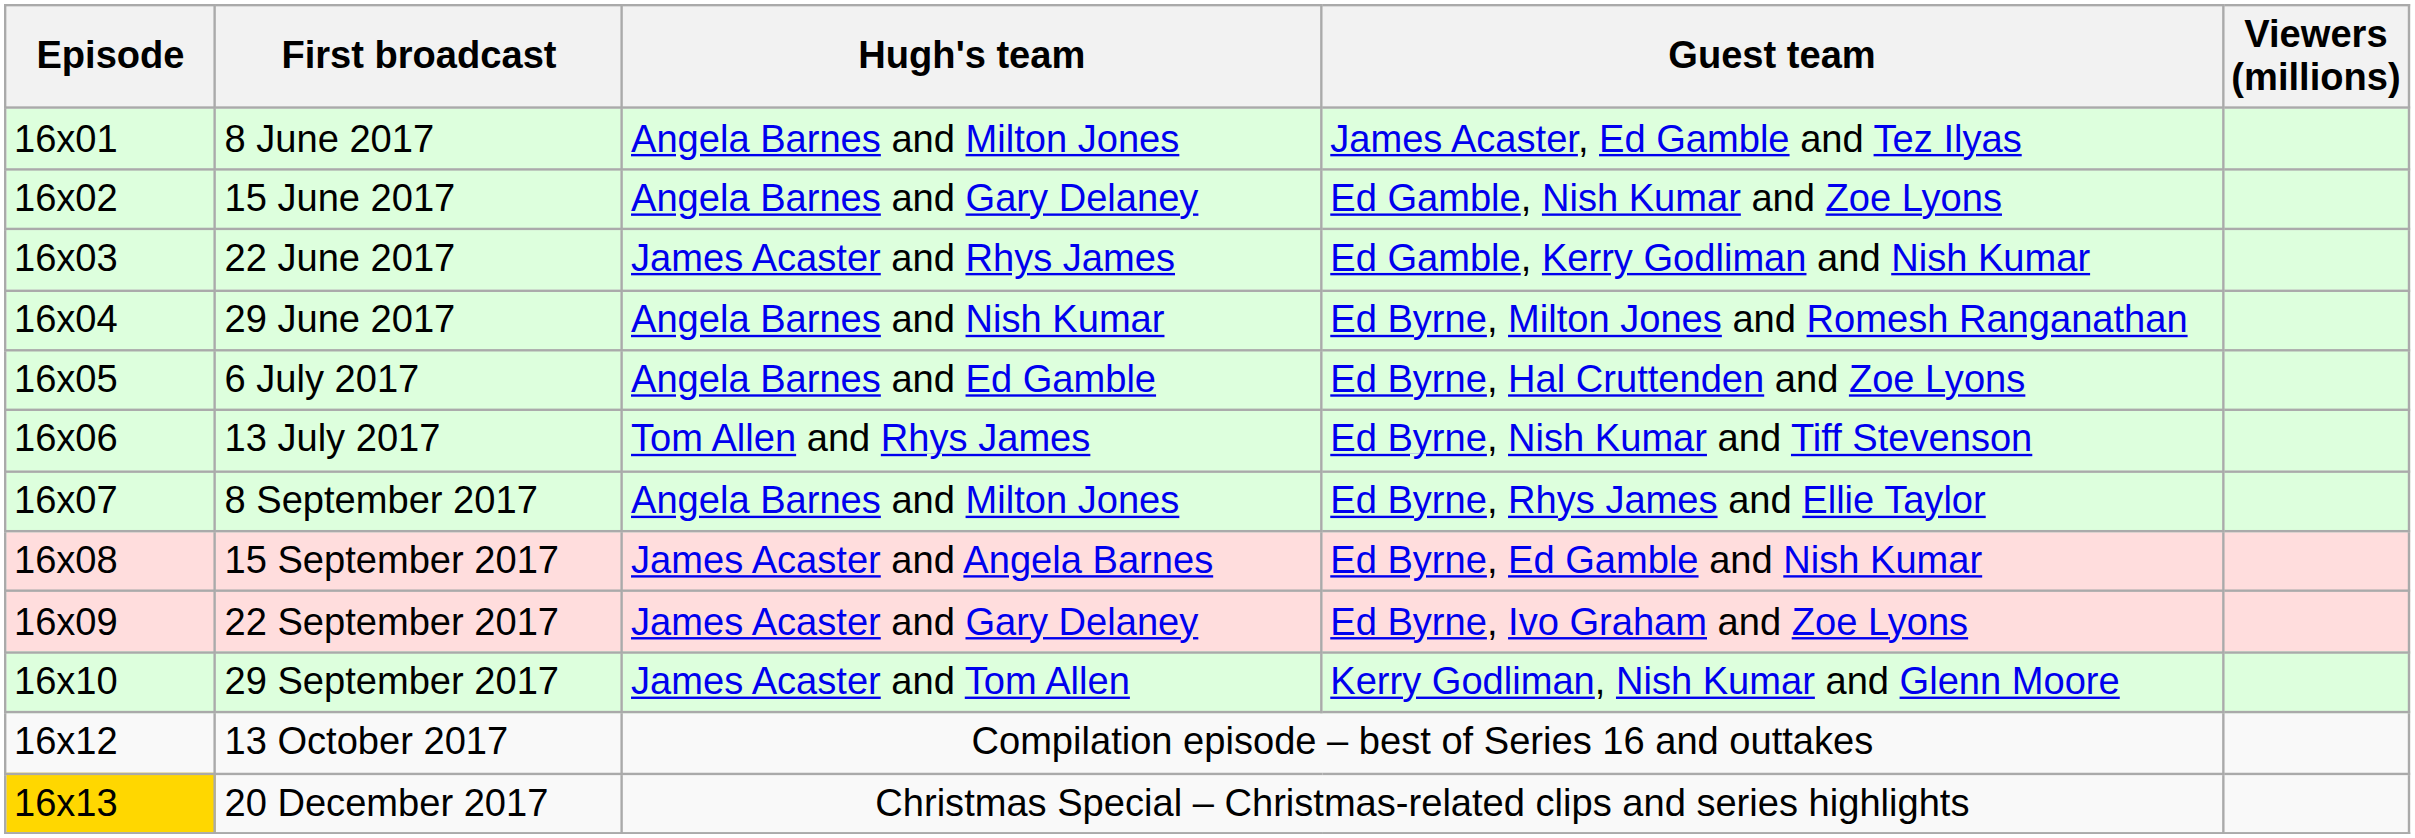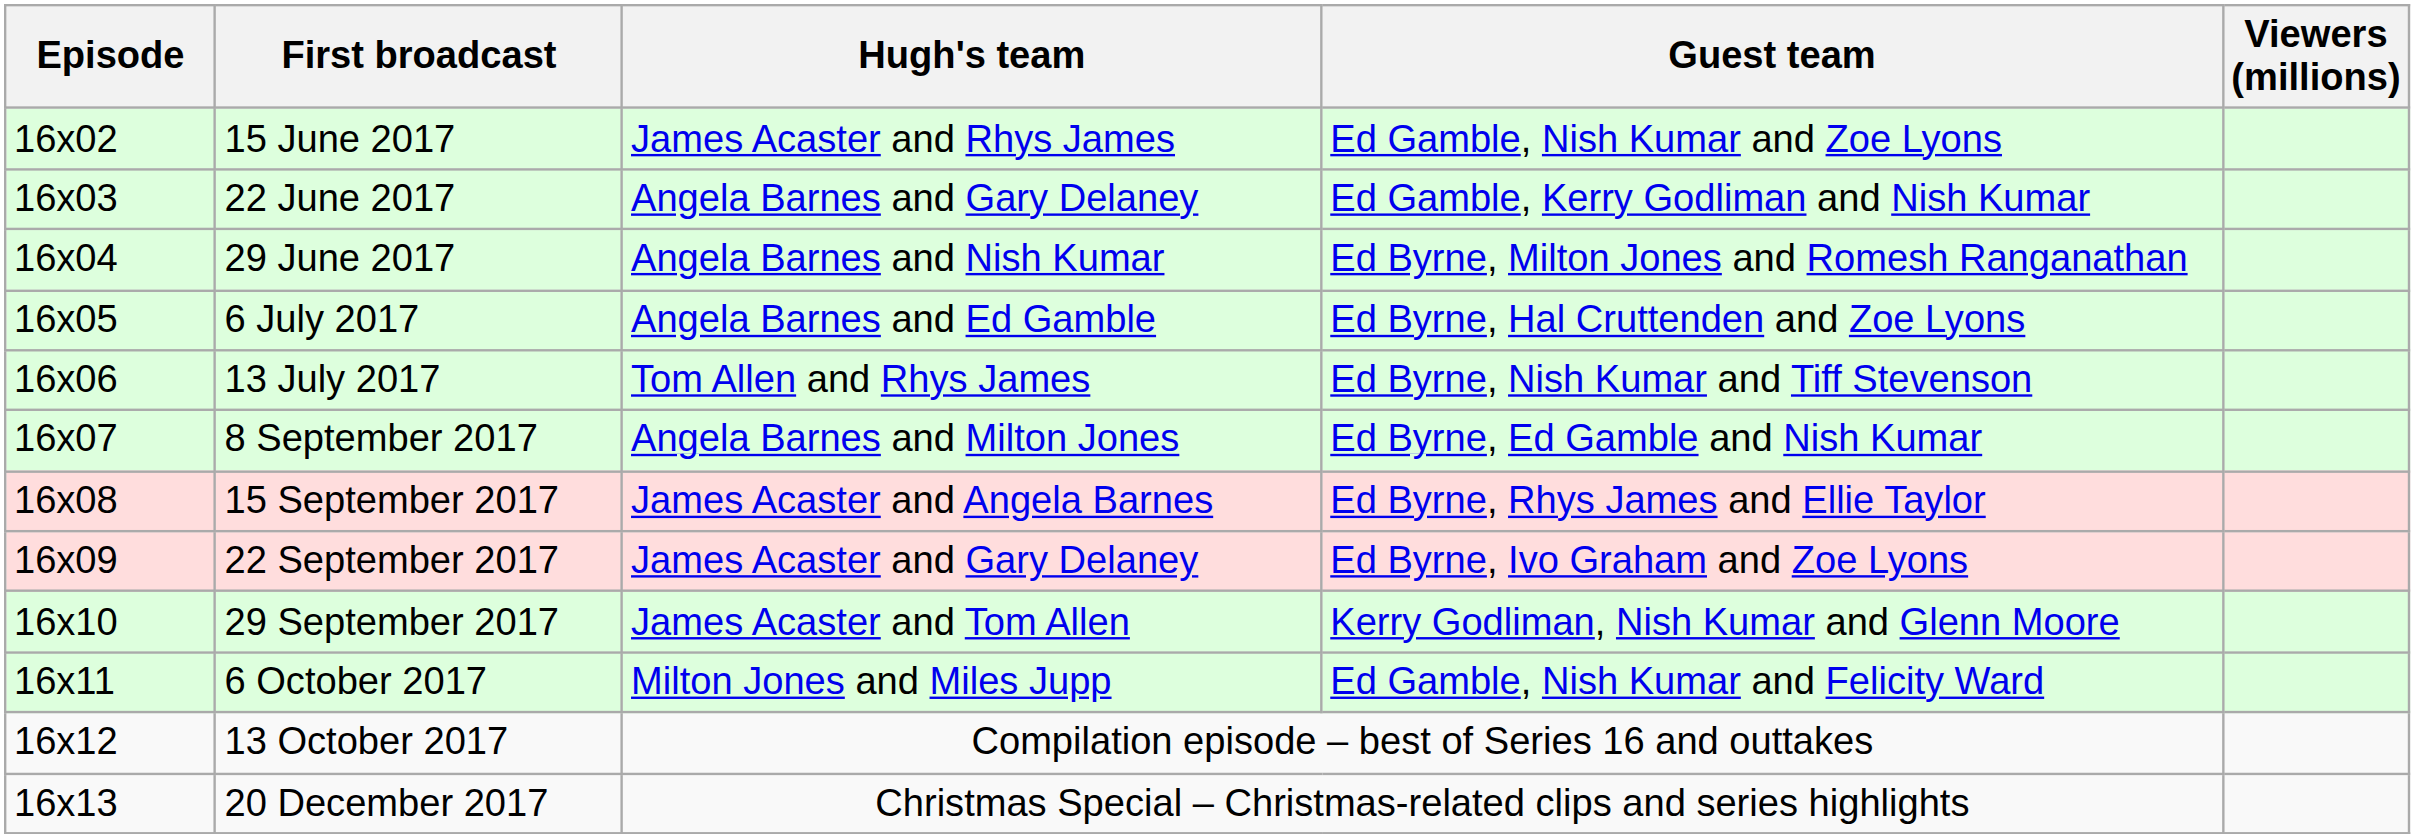- row: (329, 137)
(915, 198) Angela Barnes and Gary Delaney -> (903, 137) James Acaster and Rhys James
(903, 258) James Acaster and Rhys James -> (915, 198) Angela Barnes and Gary Delaney
(1658, 500) Ed Byrne, Rhys James and Ellie Taylor -> (1656, 439) Ed Byrne, Ed Gamble and Nish Kumar
(1656, 560) Ed Byrne, Ed Gamble and Nish Kumar -> (1658, 500) Ed Byrne, Rhys James and Ellie Taylor
+ row: (356, 681)
(66, 802) gold background -> (66, 802) no background
